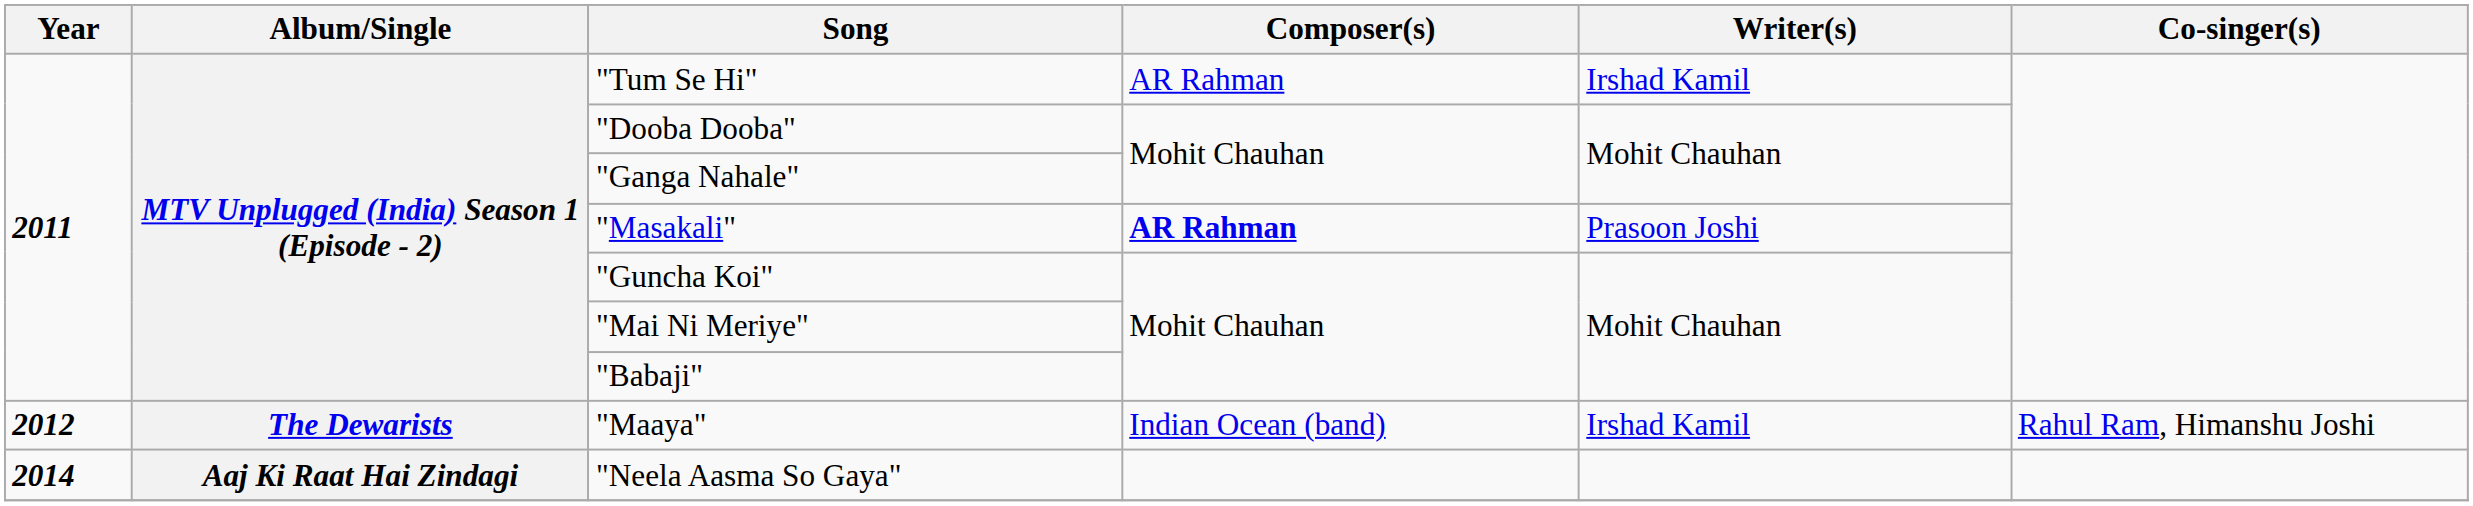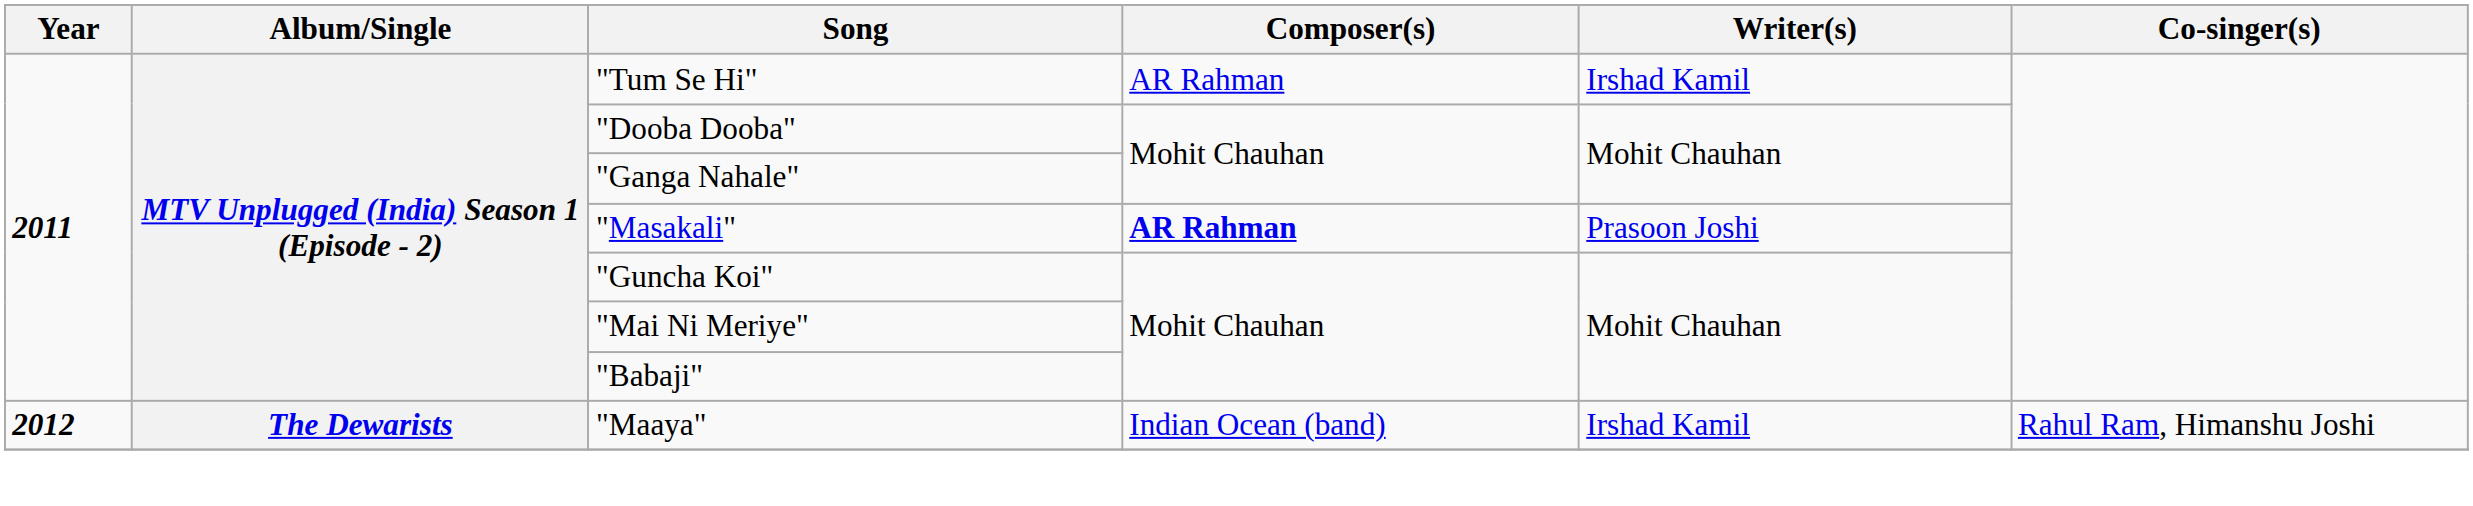- row: (749, 474)
